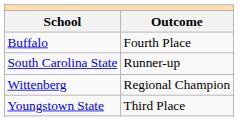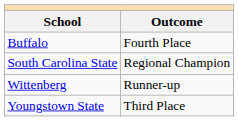(152, 63) Runner-up -> (177, 63) Regional Champion
(177, 84) Regional Champion -> (152, 84) Runner-up
